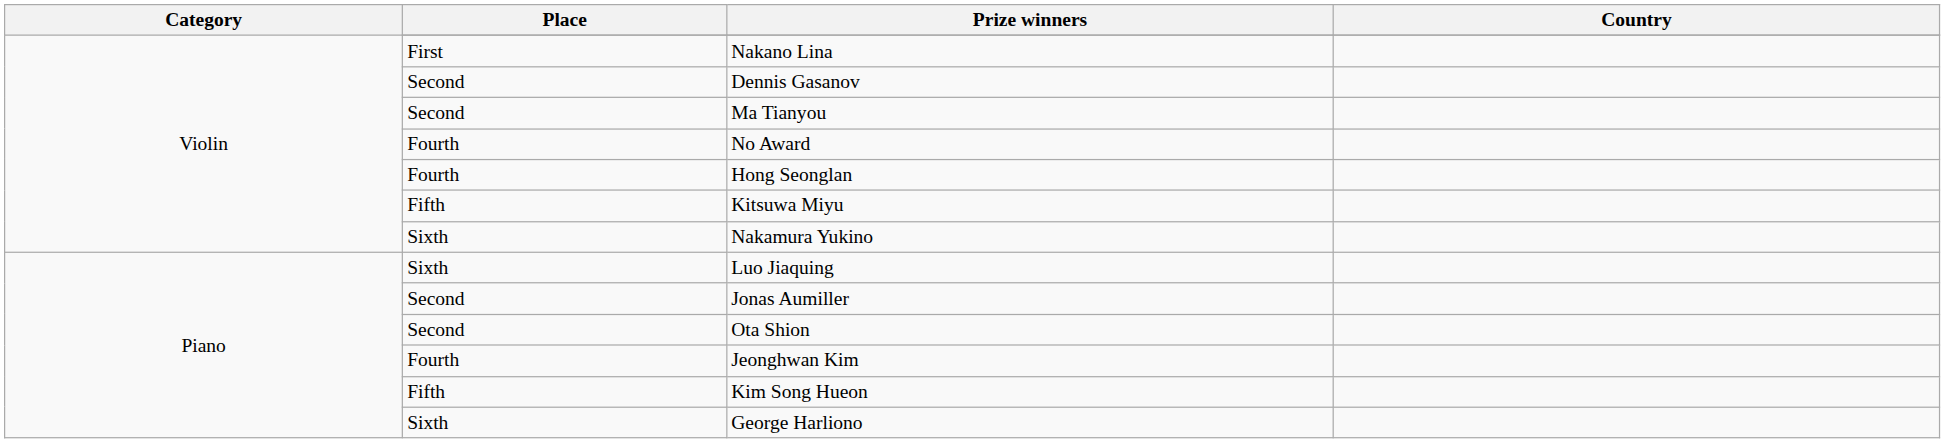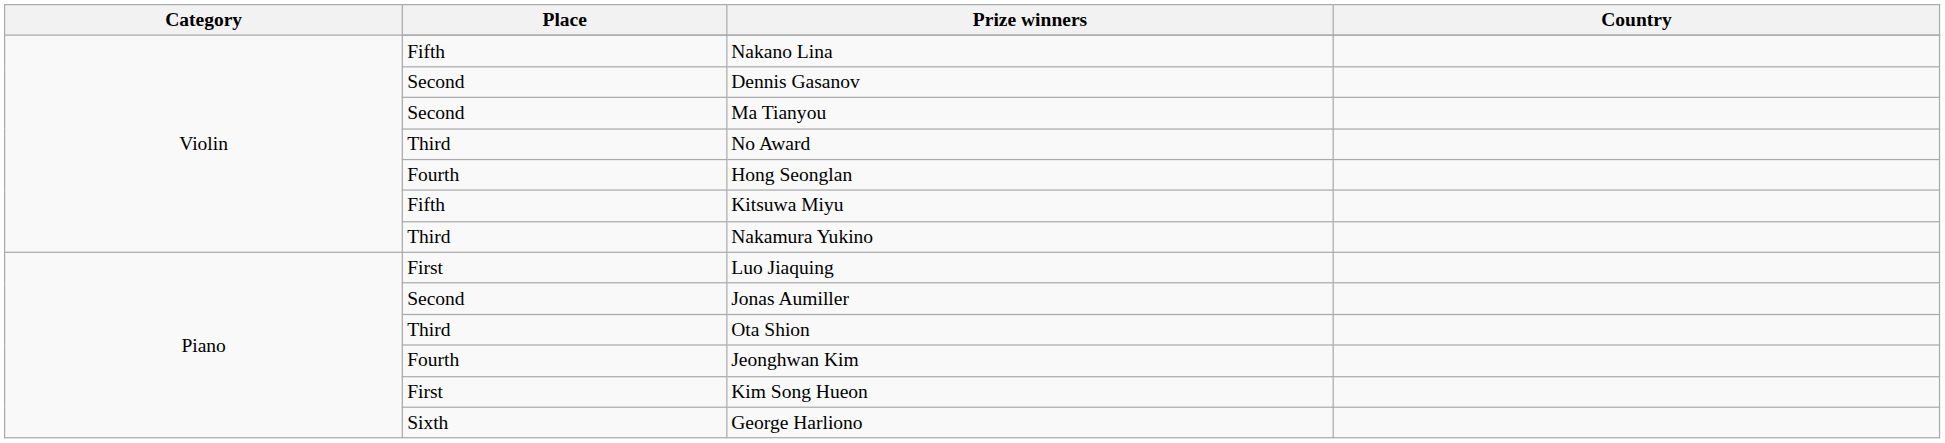(425, 50) First -> (426, 50) Fifth
(433, 143) Fourth -> (429, 143) Third
(428, 236) Sixth -> (429, 236) Third
(428, 267) Sixth -> (425, 267) First
(436, 329) Second -> (429, 329) Third
(426, 391) Fifth -> (425, 391) First
